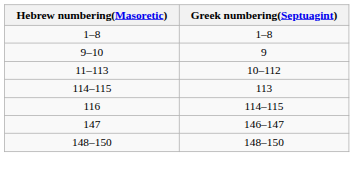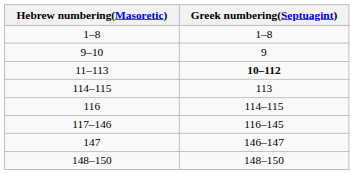(264, 70) normal -> (264, 70) bold
+ row: (92, 124)
